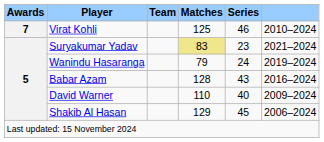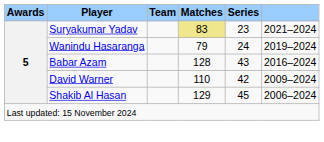- row: (73, 29)
(243, 96) 40 -> (243, 79) 42
